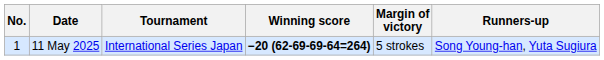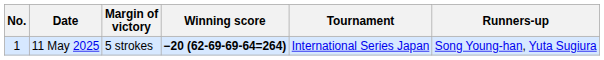columns swapped: (174, 21) <-> (403, 21)
